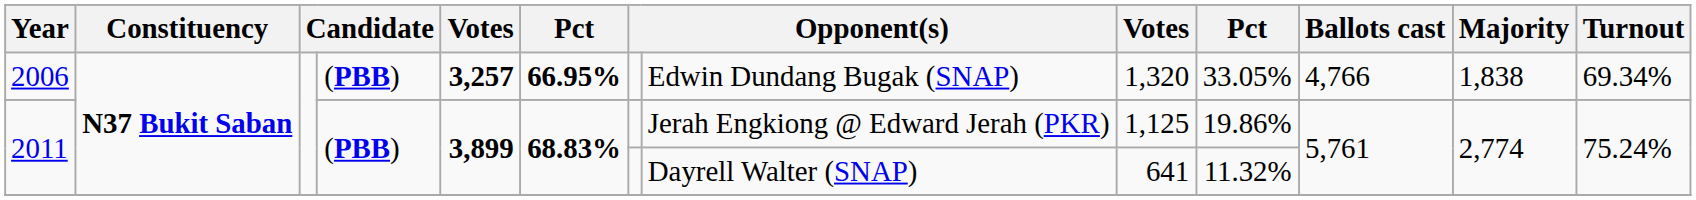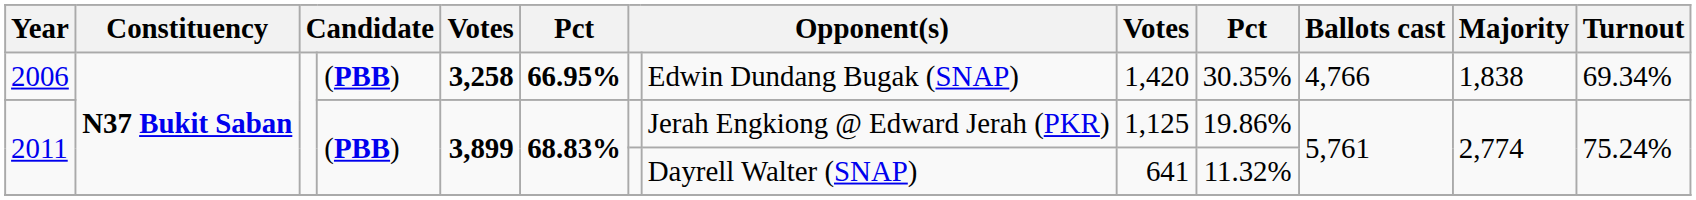(481, 75) 3,257 -> (481, 75) 3,258
(1157, 75) 1,320 -> (1157, 75) 1,420
(1247, 75) 33.05% -> (1247, 75) 30.35%
